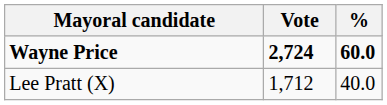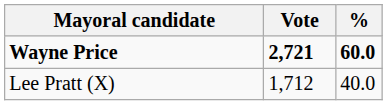(291, 52) 2,724 -> (291, 52) 2,721
